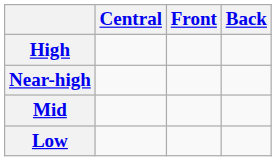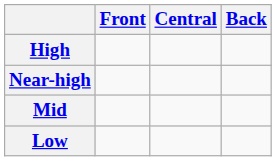columns swapped: (194, 19) <-> (131, 19)
